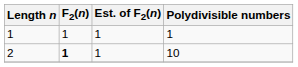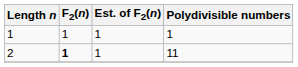(173, 53) 10 -> (172, 53) 11
